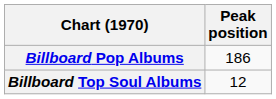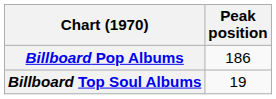(238, 81) 12 -> (238, 81) 19
